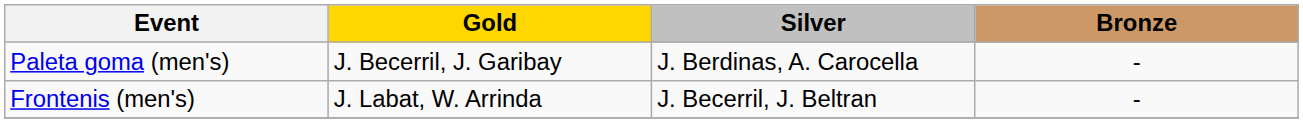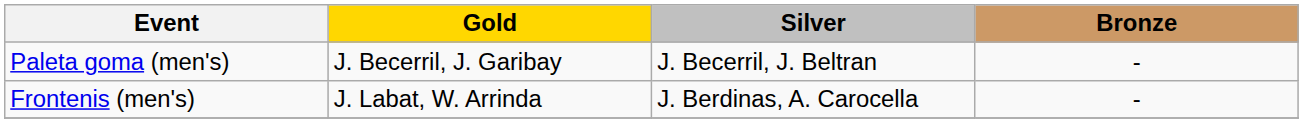(788, 61) J. Berdinas, A. Carocella -> (767, 61) J. Becerril, J. Beltran
(767, 99) J. Becerril, J. Beltran -> (788, 99) J. Berdinas, A. Carocella
